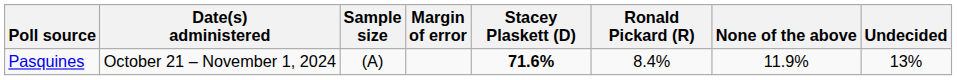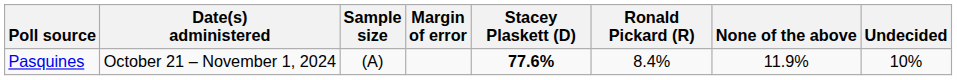(531, 62) 71.6% -> (531, 62) 77.6%
(906, 62) 13% -> (906, 62) 10%
